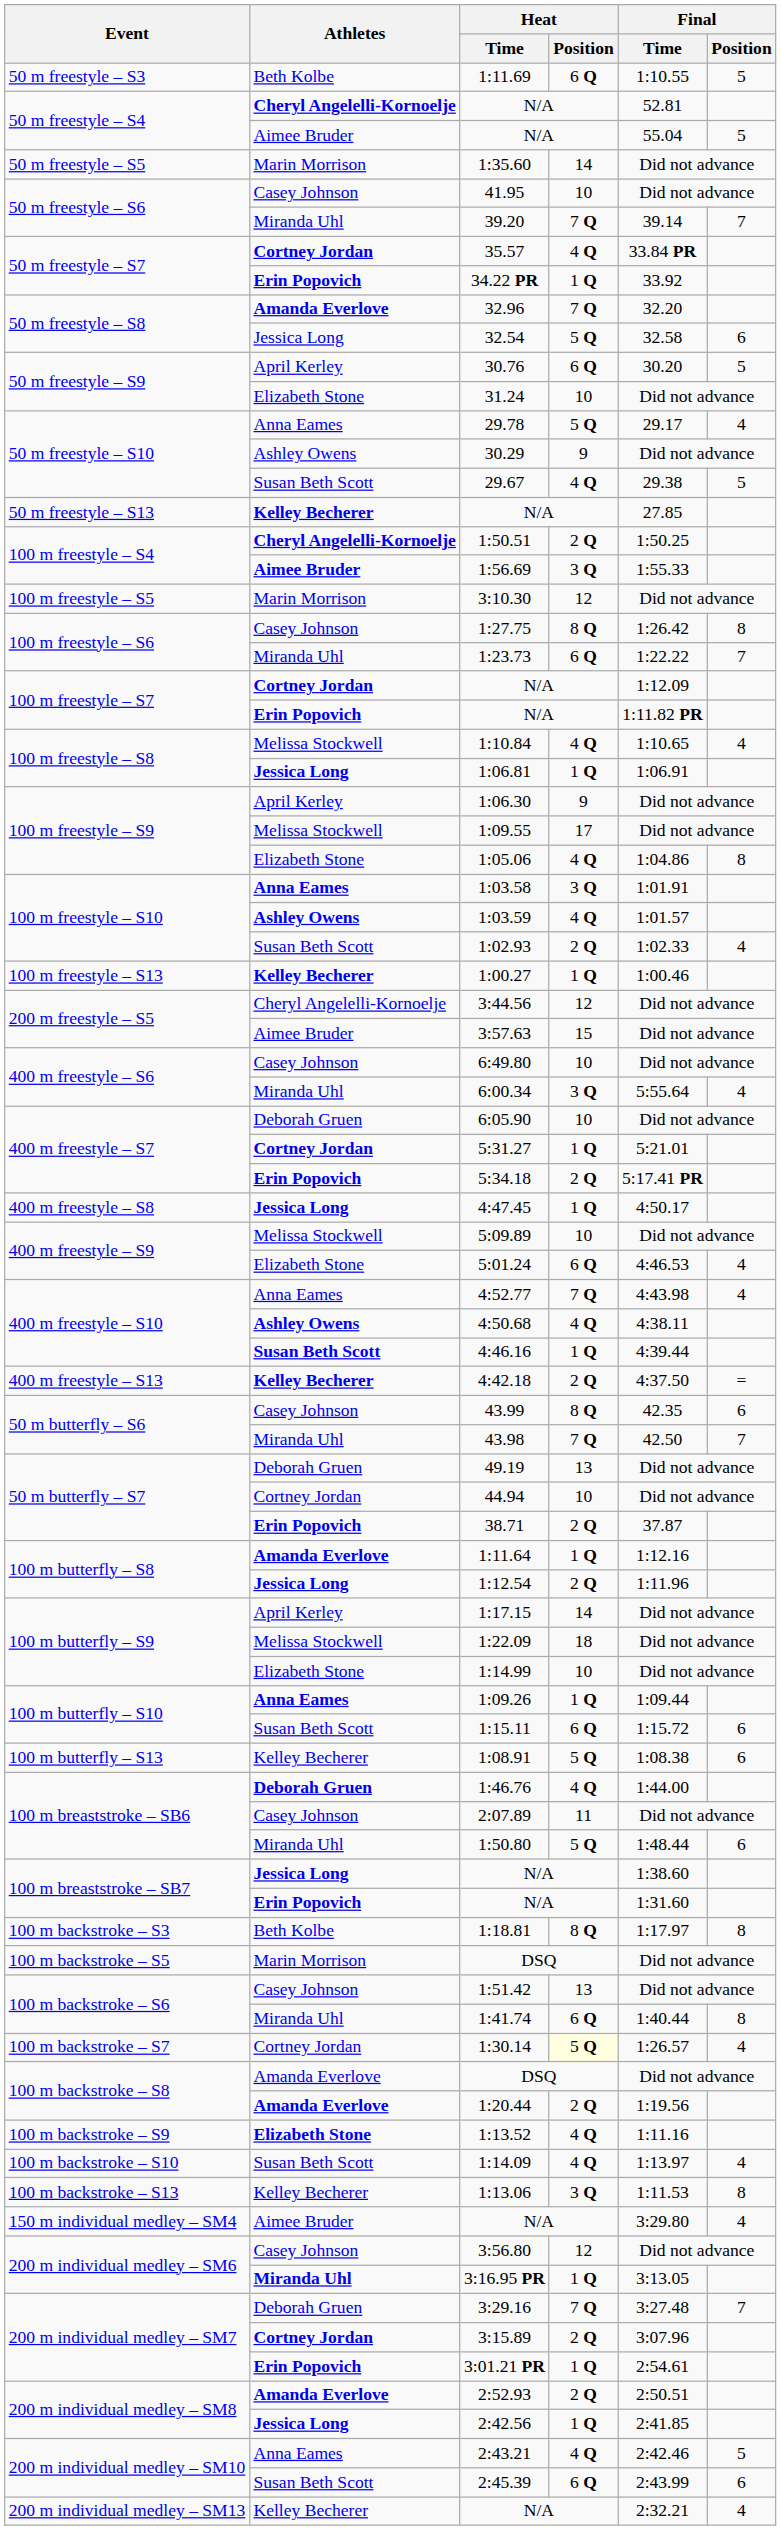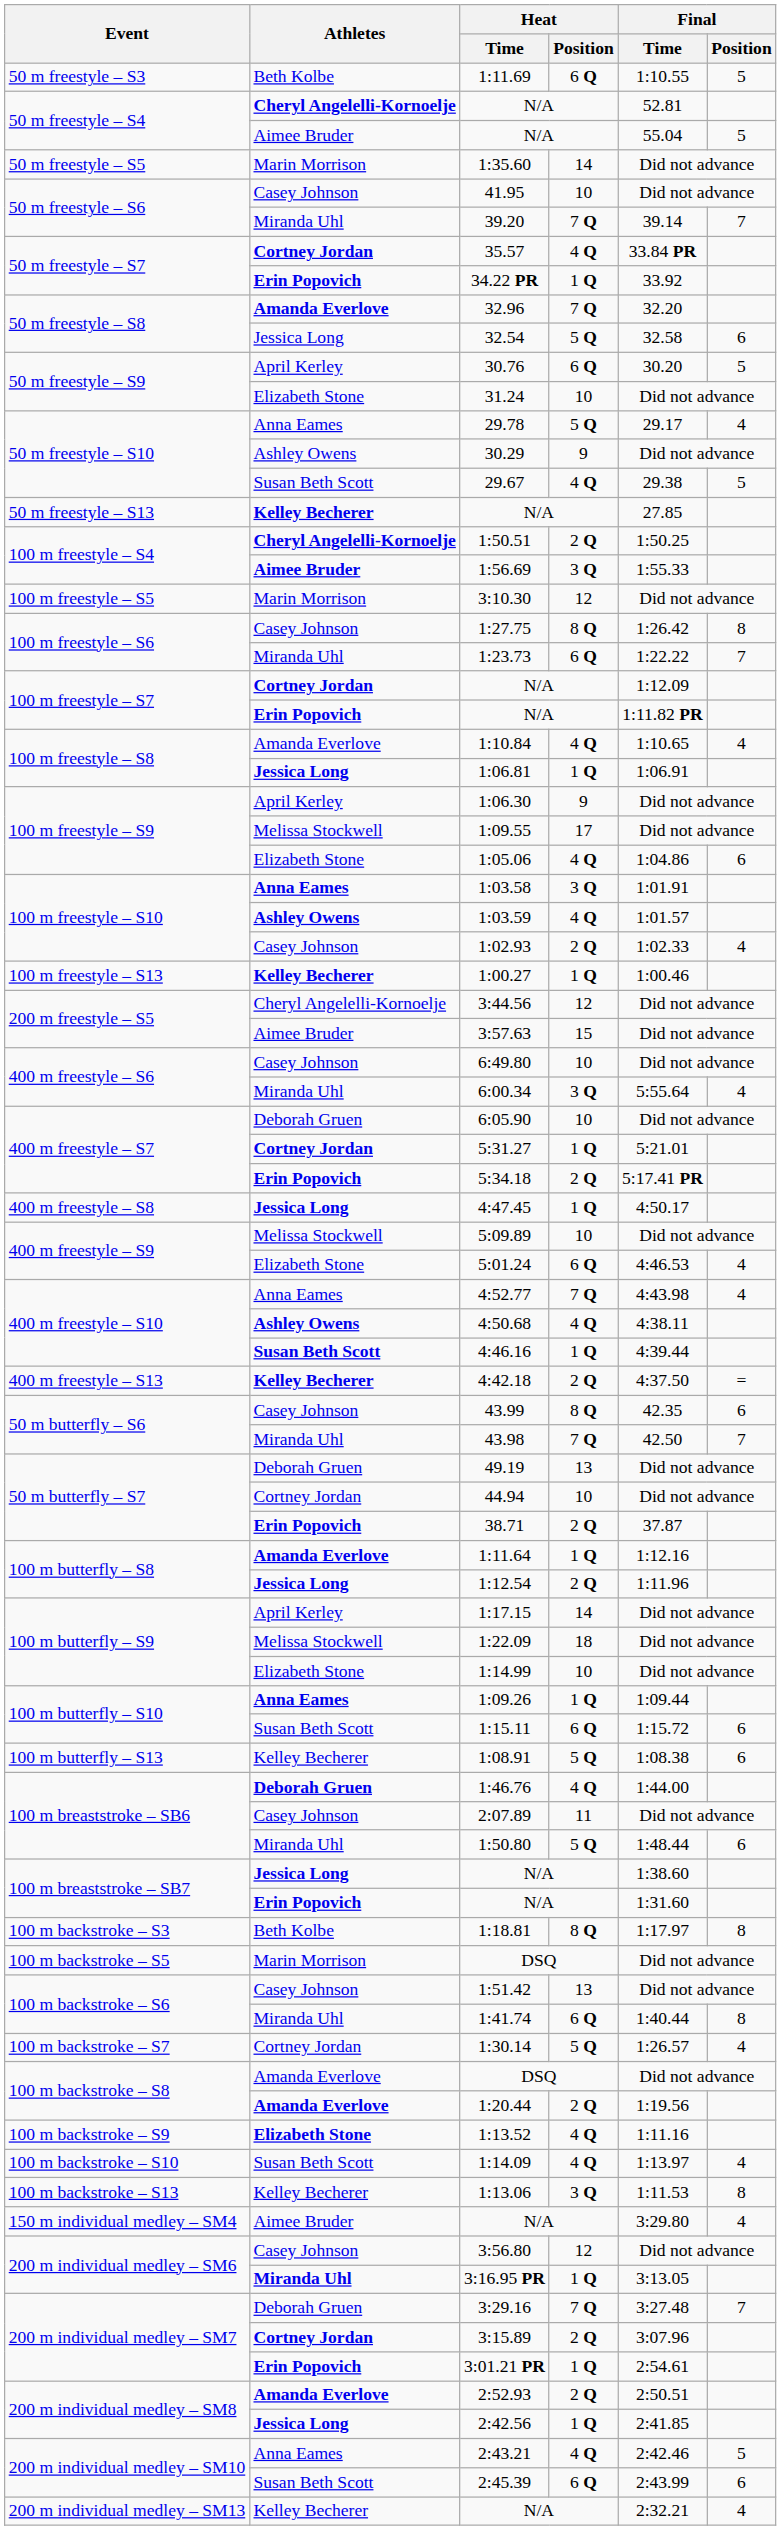(318, 743) Melissa Stockwell -> (317, 743) Amanda Everlove
(741, 859) 8 -> (741, 859) 6
(313, 946) Susan Beth Scott -> (306, 946) Casey Johnson
(584, 2047) lightyellow background -> (584, 2047) no background
